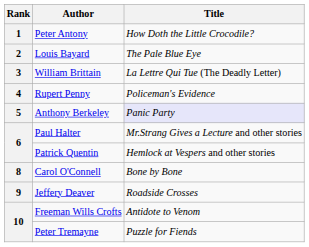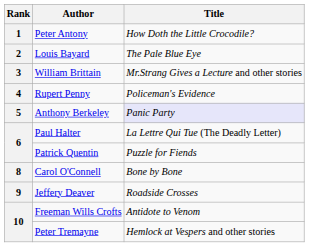(204, 73) La Lettre Qui Tue (The Deadly Letter) -> (214, 73) Mr.Strang Gives a Lecture and other stories
(214, 132) Mr.Strang Gives a Lecture and other stories -> (204, 132) La Lettre Qui Tue (The Deadly Letter)
(201, 152) Hemlock at Vespers and other stories -> (162, 152) Puzzle for Fiends
(162, 231) Puzzle for Fiends -> (201, 231) Hemlock at Vespers and other stories
